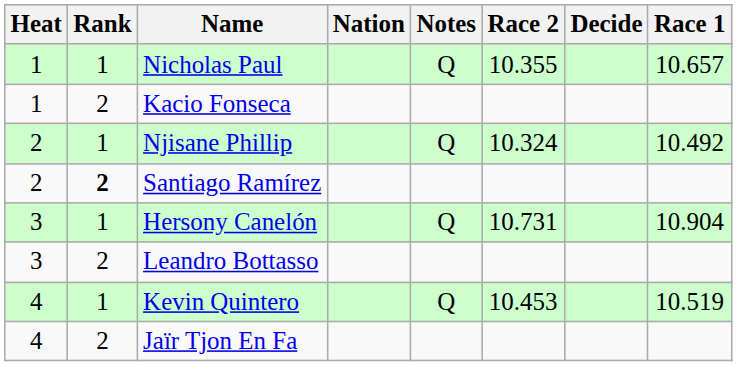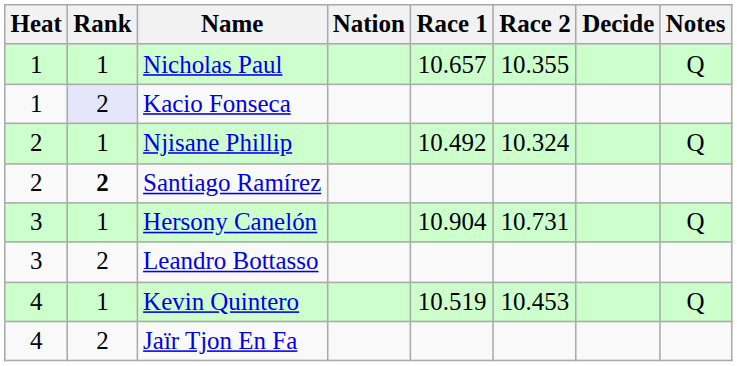columns swapped: (690, 24) <-> (446, 24)
(102, 103) no background -> (102, 103) lavender background
